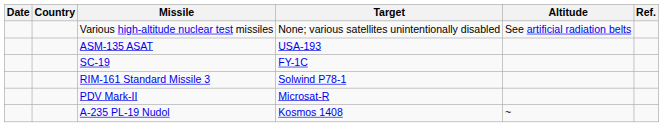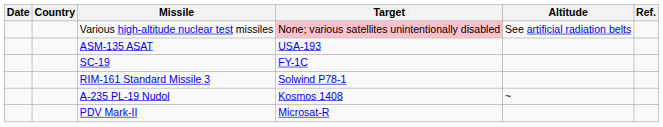(389, 29) no background -> (389, 29) pink background
rows swapped: (109, 96) <-> (125, 113)
